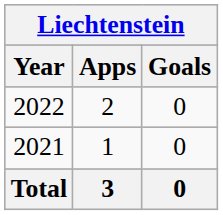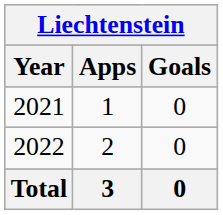rows swapped: (39, 147) <-> (39, 106)
